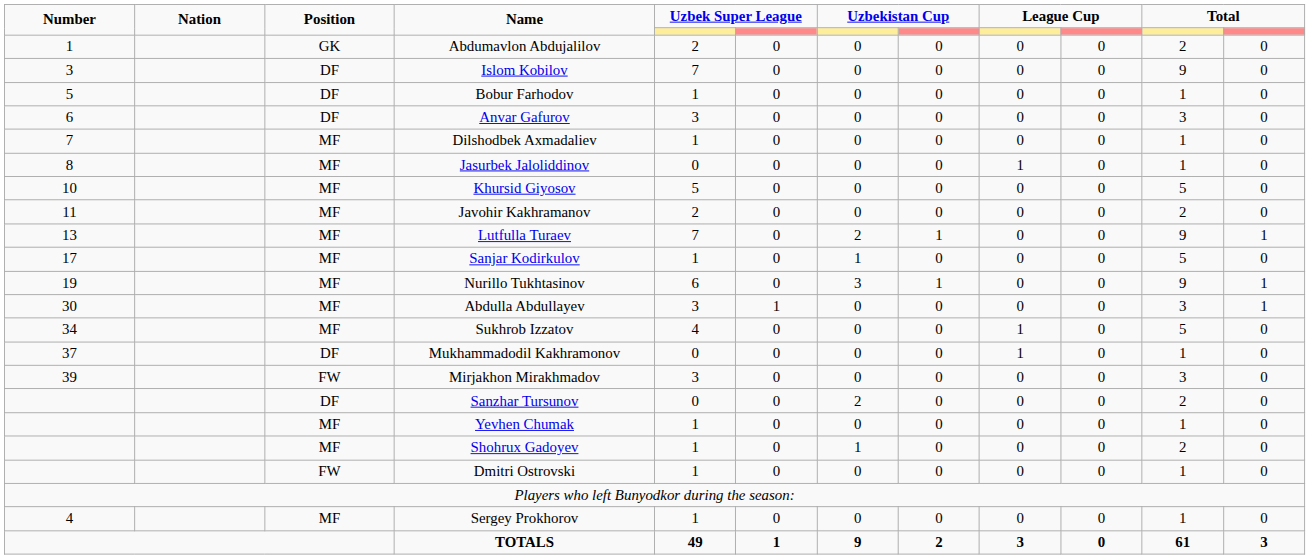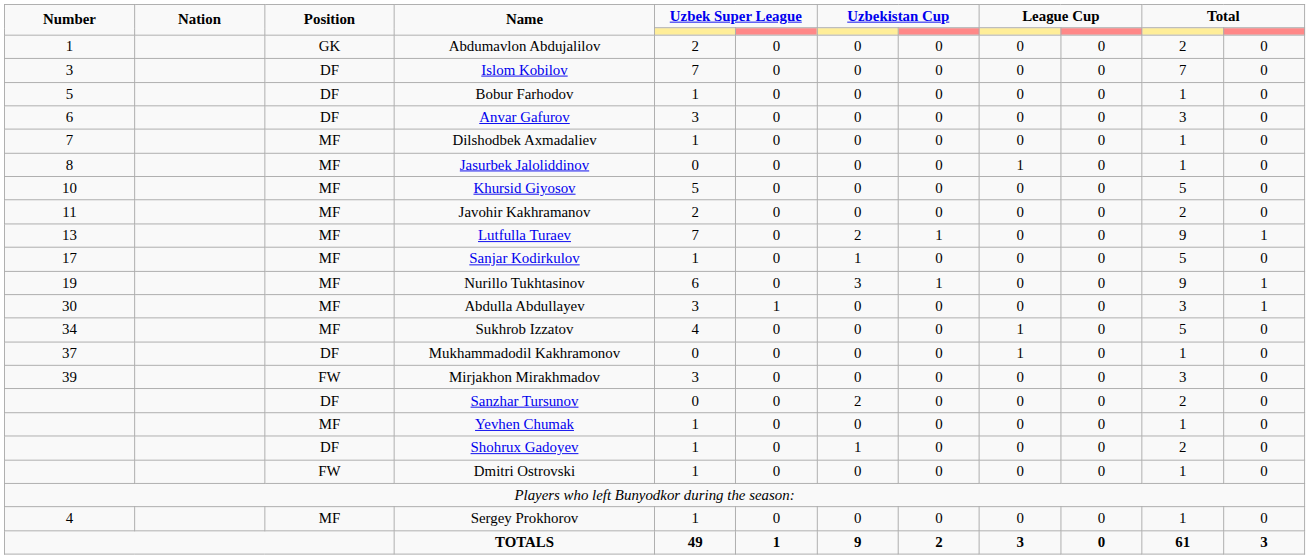(1183, 70) 9 -> (1183, 70) 7
(329, 447) MF -> (329, 447) DF
